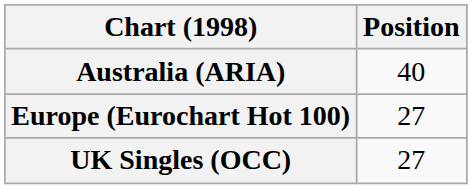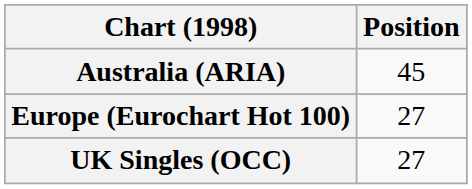(411, 71) 40 -> (411, 71) 45
